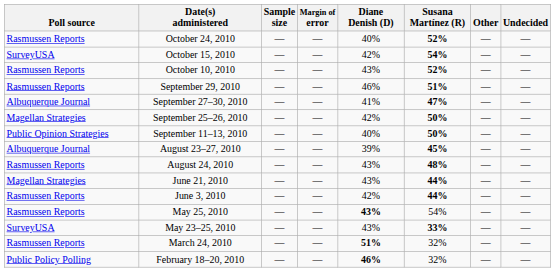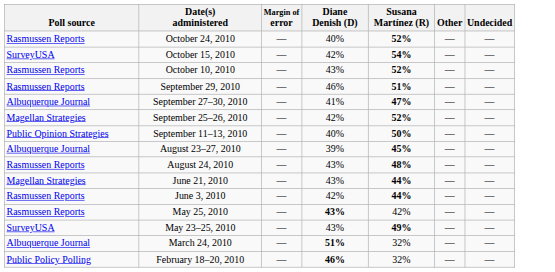- column: (279, 17)
(437, 117) 50% -> (401, 117) 52%
(437, 212) 54% -> (401, 212) 42%
(437, 228) 33% -> (401, 228) 49%
(46, 243) Rasmussen Reports -> (48, 243) Albuquerque Journal
